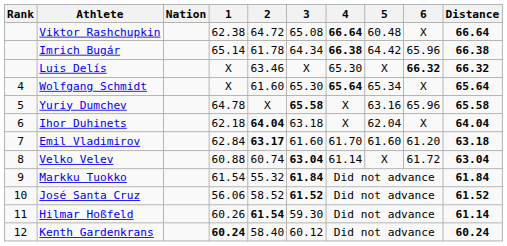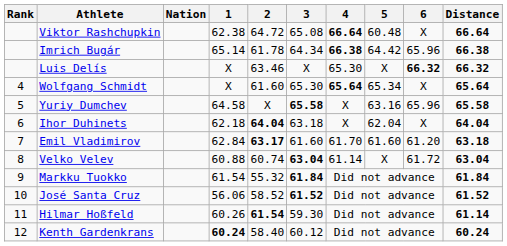(228, 105) 64.78 -> (228, 105) 64.58
